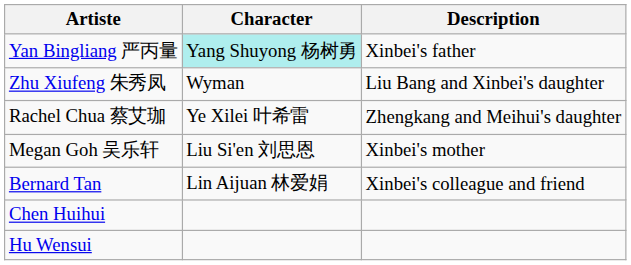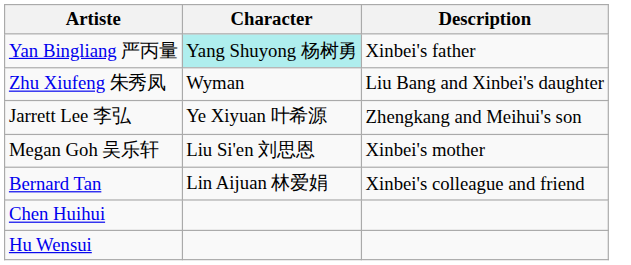- row: (87, 116)
+ row: (70, 116)
